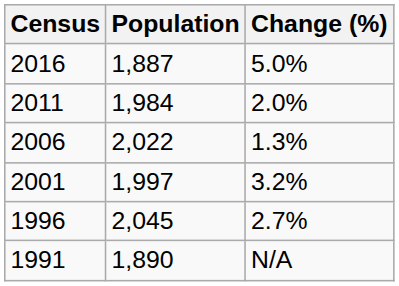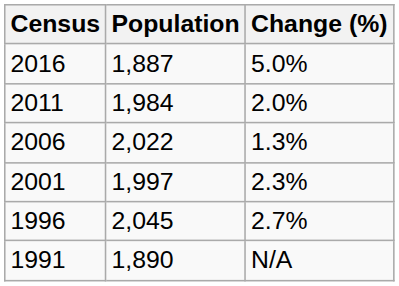(279, 181) 3.2% -> (279, 181) 2.3%
